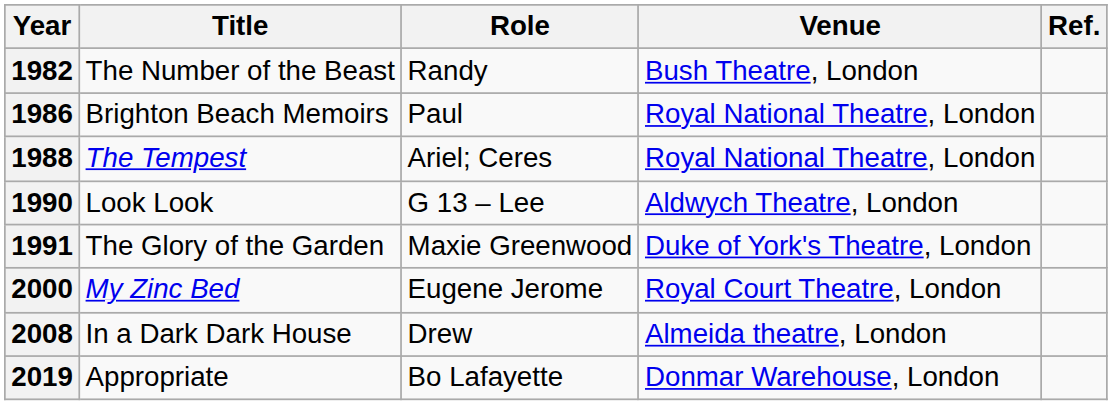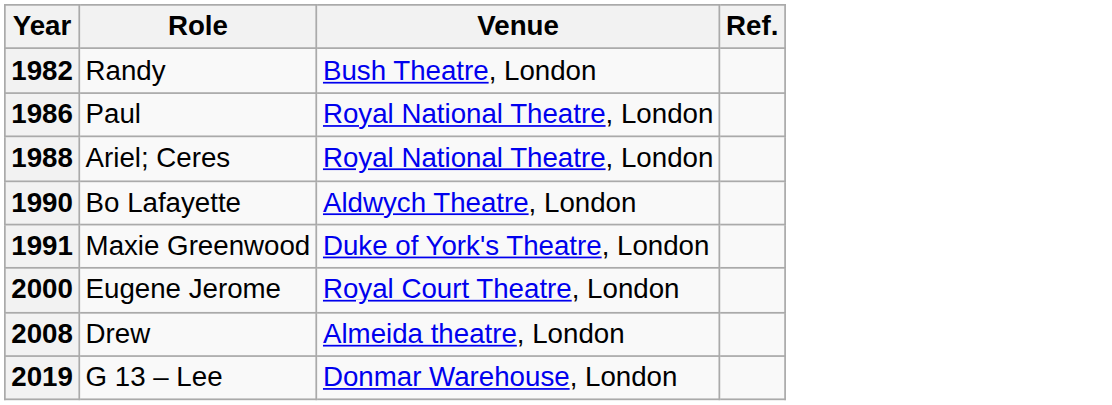- column: (240, 26)
(476, 202) G 13 – Lee -> (163, 202) Bo Lafayette
(485, 377) Bo Lafayette -> (154, 377) G 13 – Lee
